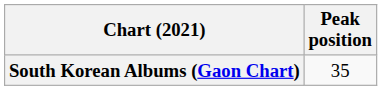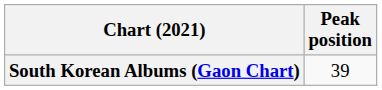(340, 70) 35 -> (340, 70) 39
